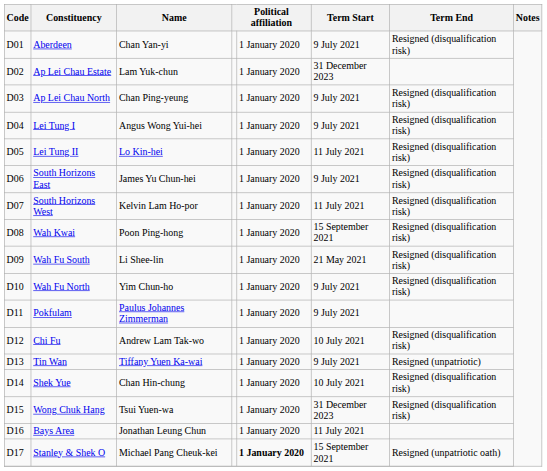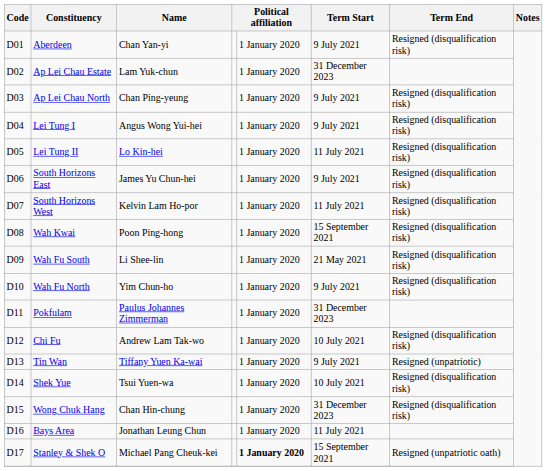(337, 313) 9 July 2021 -> (340, 313) 31 December 2023
(152, 383) Chan Hin-chung -> (146, 383) Tsui Yuen-wa
(146, 410) Tsui Yuen-wa -> (152, 410) Chan Hin-chung
